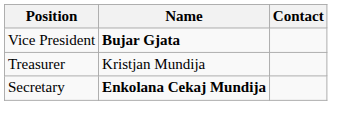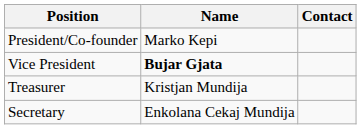+ row: (73, 40)
(184, 87) bold -> (220, 111) normal
